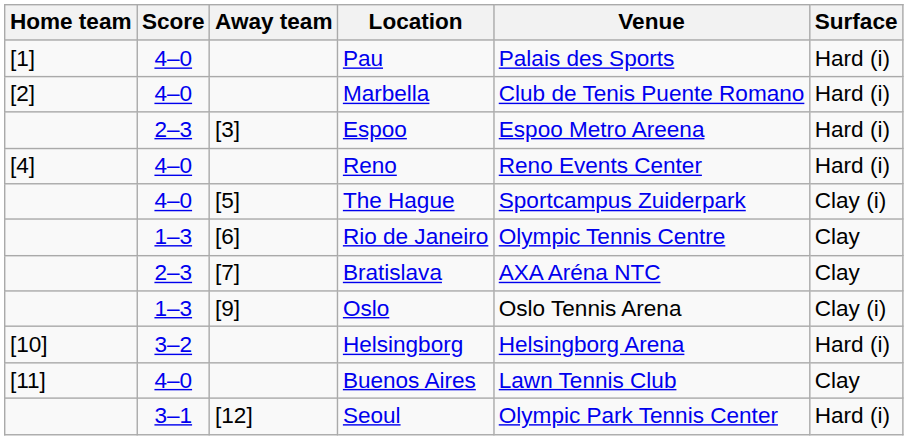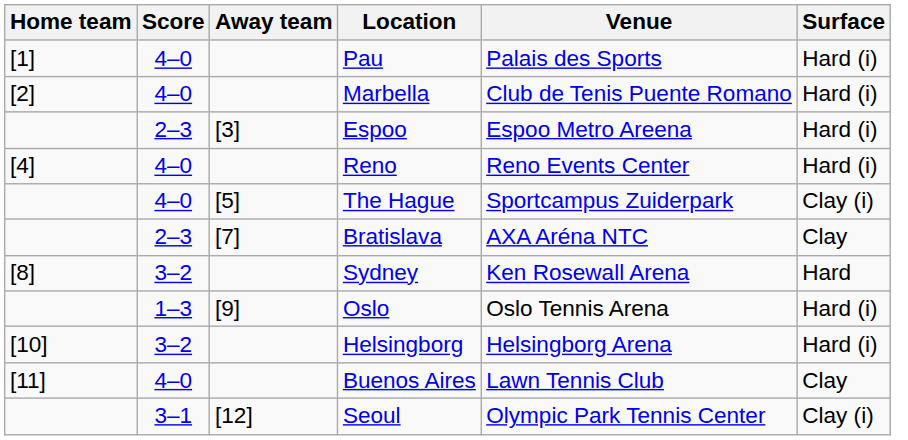- row: (416, 237)
+ row: (381, 272)
(850, 308) Clay (i) -> (840, 308) Hard (i)
(852, 415) Hard (i) -> (838, 415) Clay (i)
